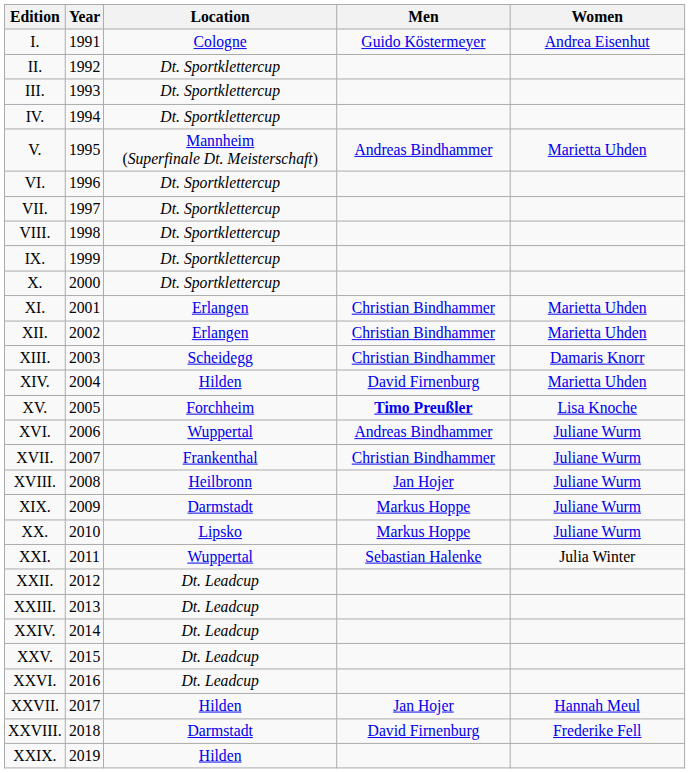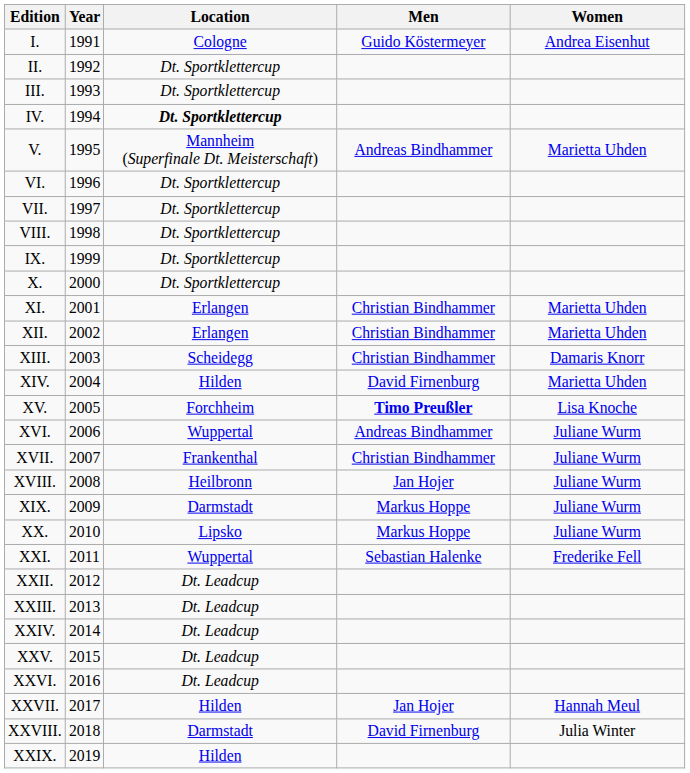(220, 116) normal -> (220, 116) bold
(597, 556) Julia Winter -> (597, 556) Frederike Fell
(597, 730) Frederike Fell -> (597, 730) Julia Winter
